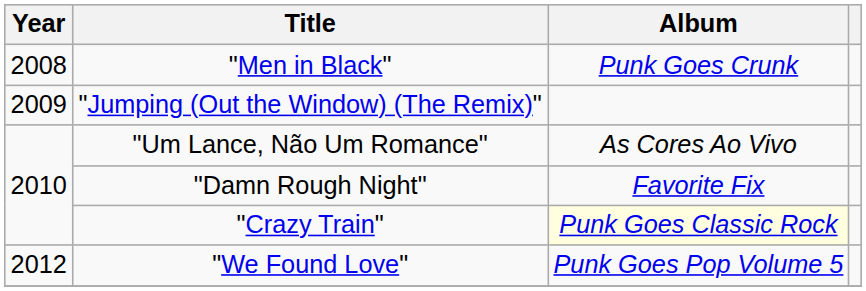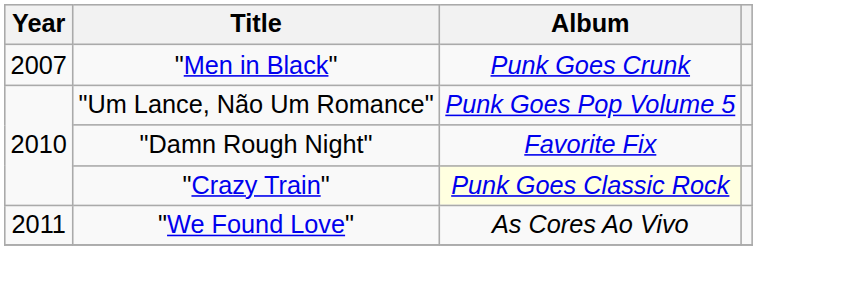(39, 64) 2008 -> (39, 64) 2007
- row: (310, 104)
(698, 144) As Cores Ao Vivo -> (590, 104) Punk Goes Pop Volume 5
(39, 265) 2012 -> (39, 225) 2011
(698, 265) Punk Goes Pop Volume 5 -> (590, 225) As Cores Ao Vivo
